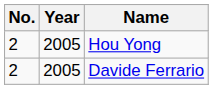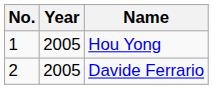(13, 44) 2 -> (13, 44) 1
